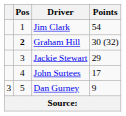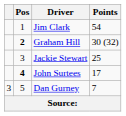(96, 58) 29 -> (96, 58) 25
(22, 73) normal -> (22, 73) bold
(94, 88) 9 -> (94, 88) 7
